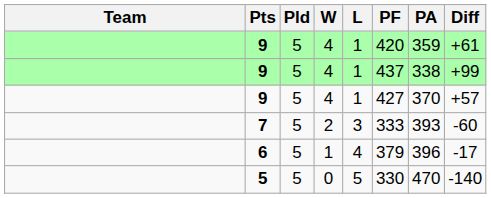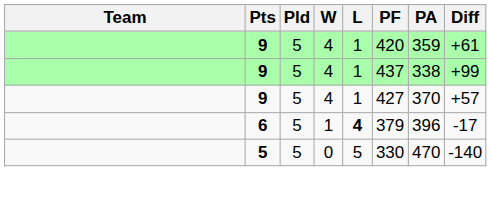- row: (263, 125)
(357, 152) normal -> (357, 125) bold
